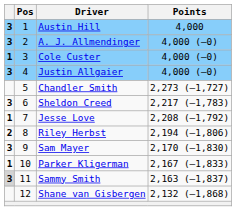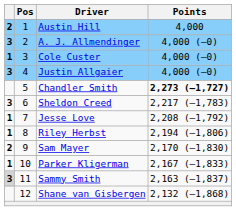(9, 27) 3 -> (9, 27) 2
(190, 88) normal -> (190, 88) bold
(9, 134) 2 -> (9, 134) 1
(9, 149) 3 -> (9, 149) 2
